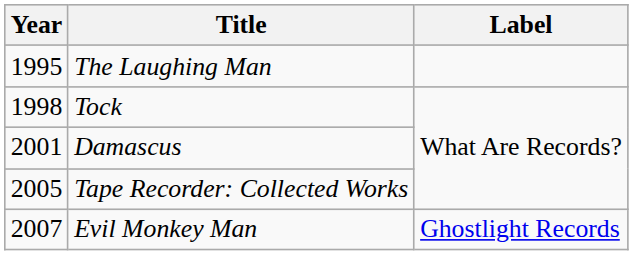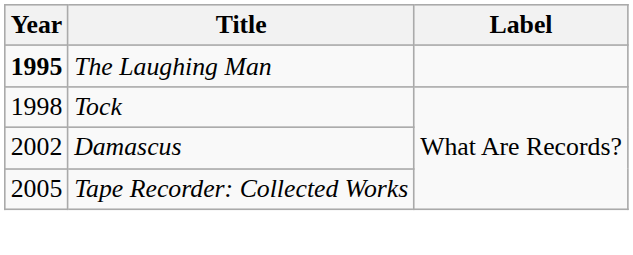(37, 65) normal -> (37, 65) bold
(37, 147) 2001 -> (37, 147) 2002
- row: (166, 229)
